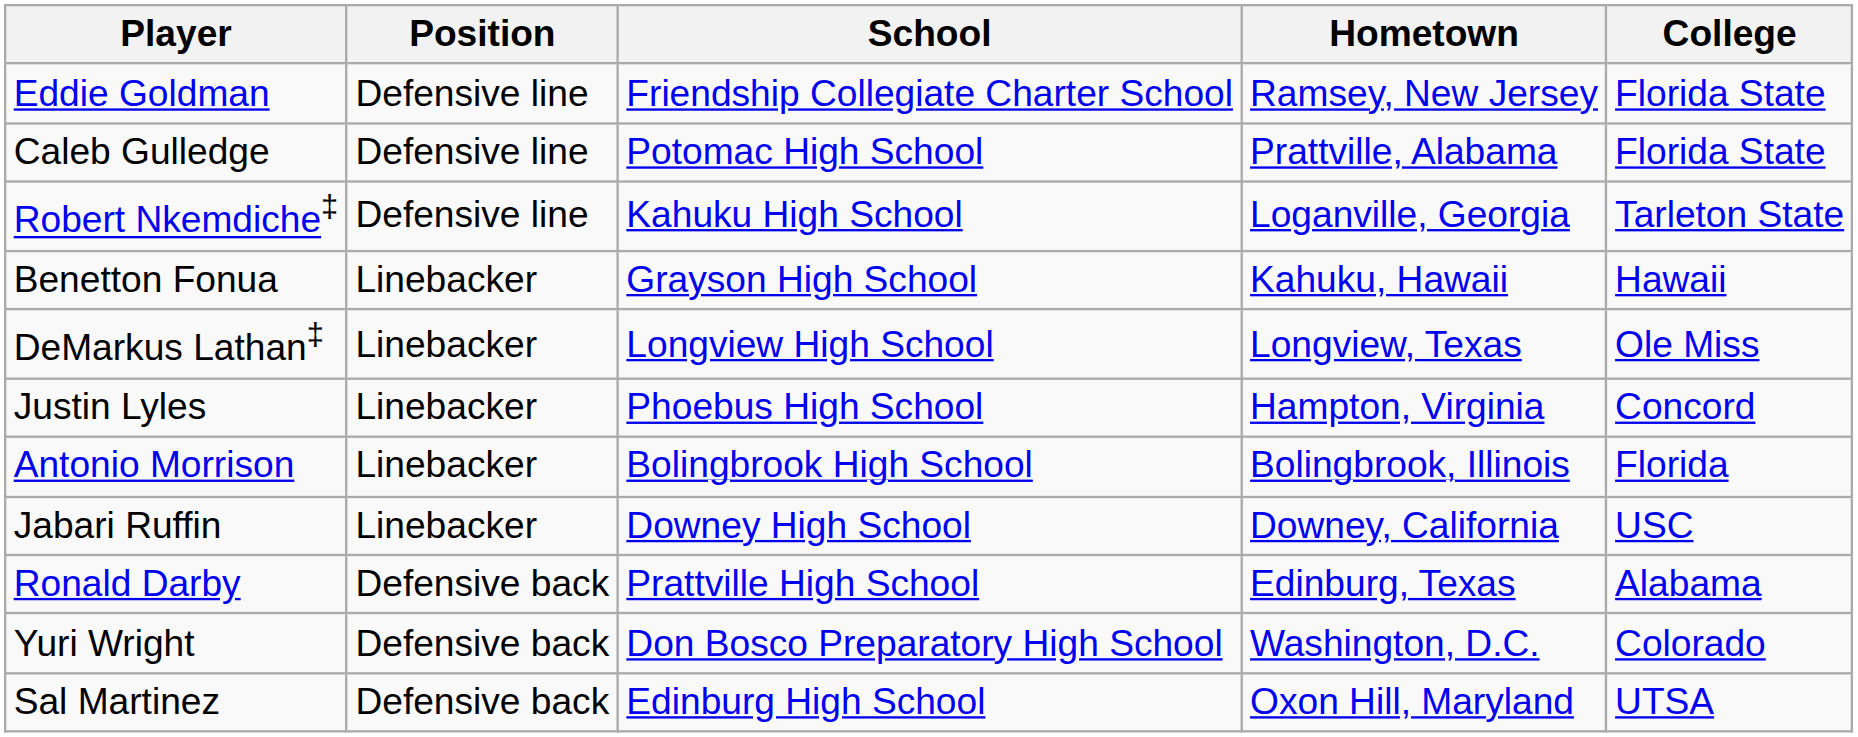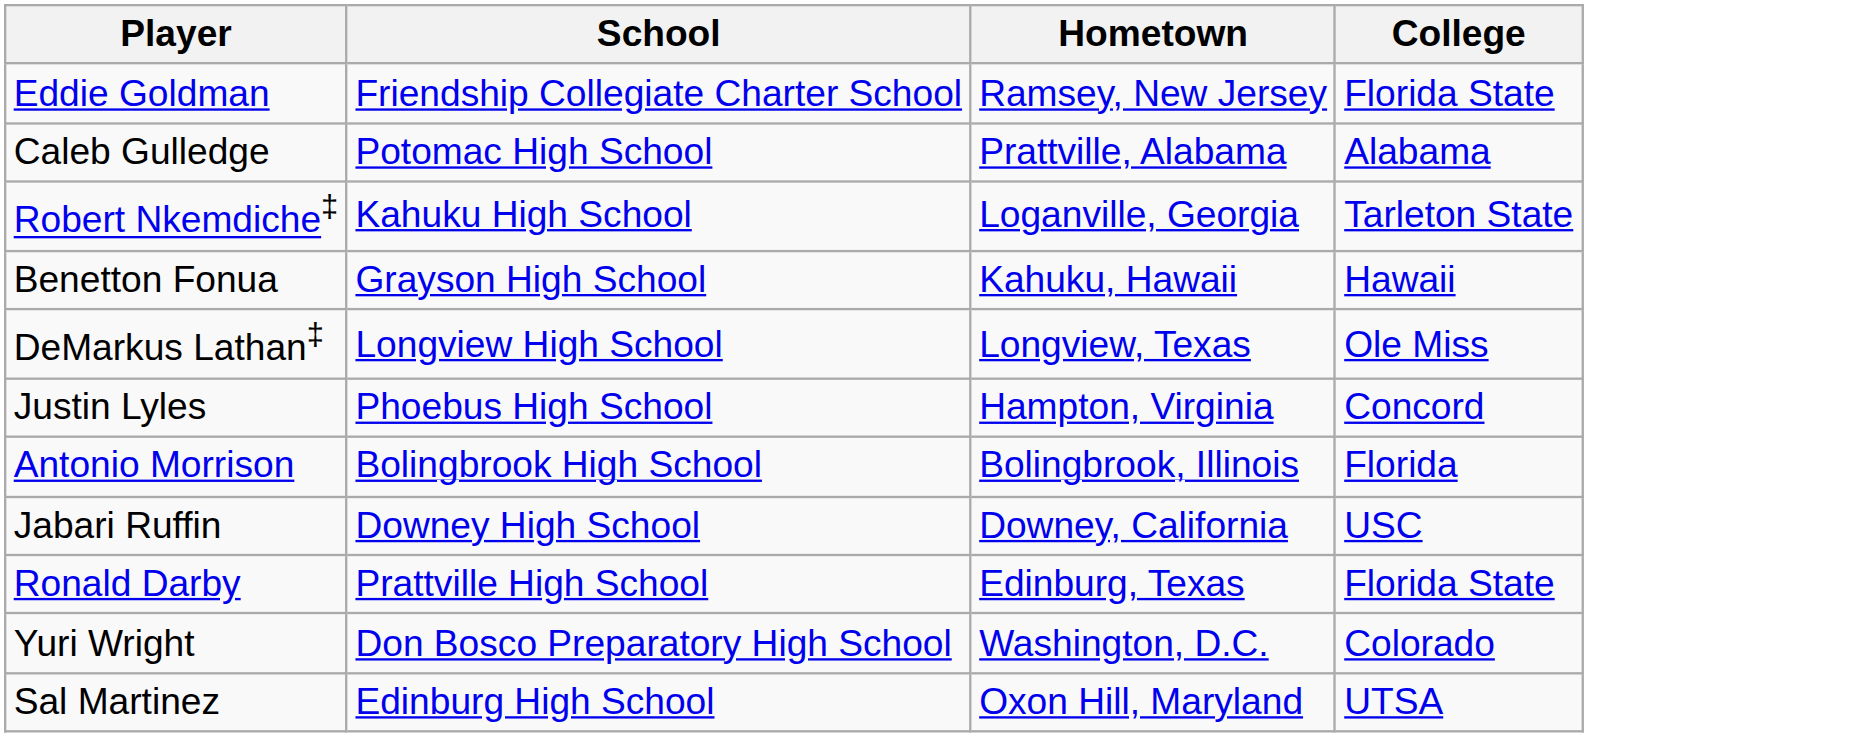- column: (482, 33)
(1720, 151) Florida State -> (1417, 151) Alabama
(1688, 583) Alabama -> (1449, 583) Florida State
